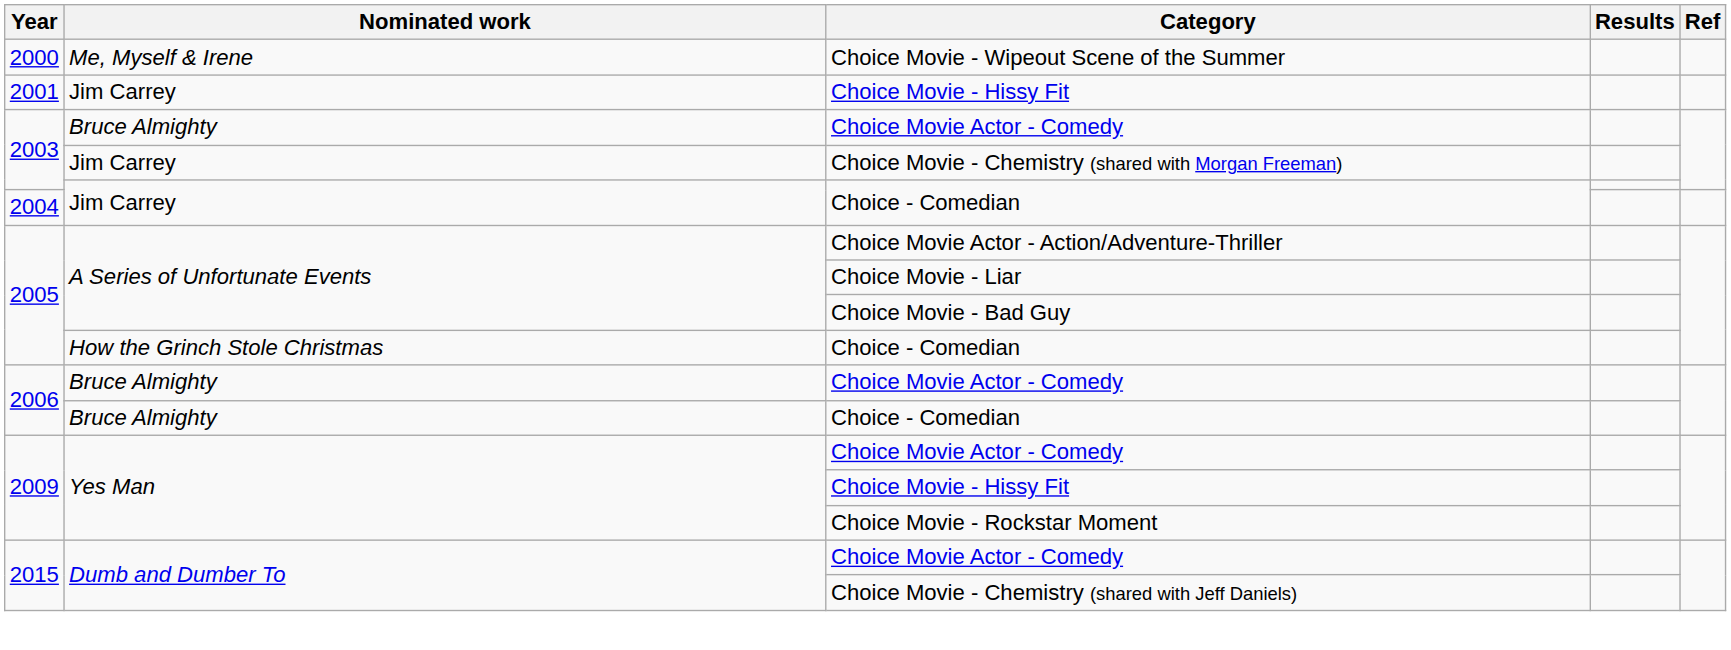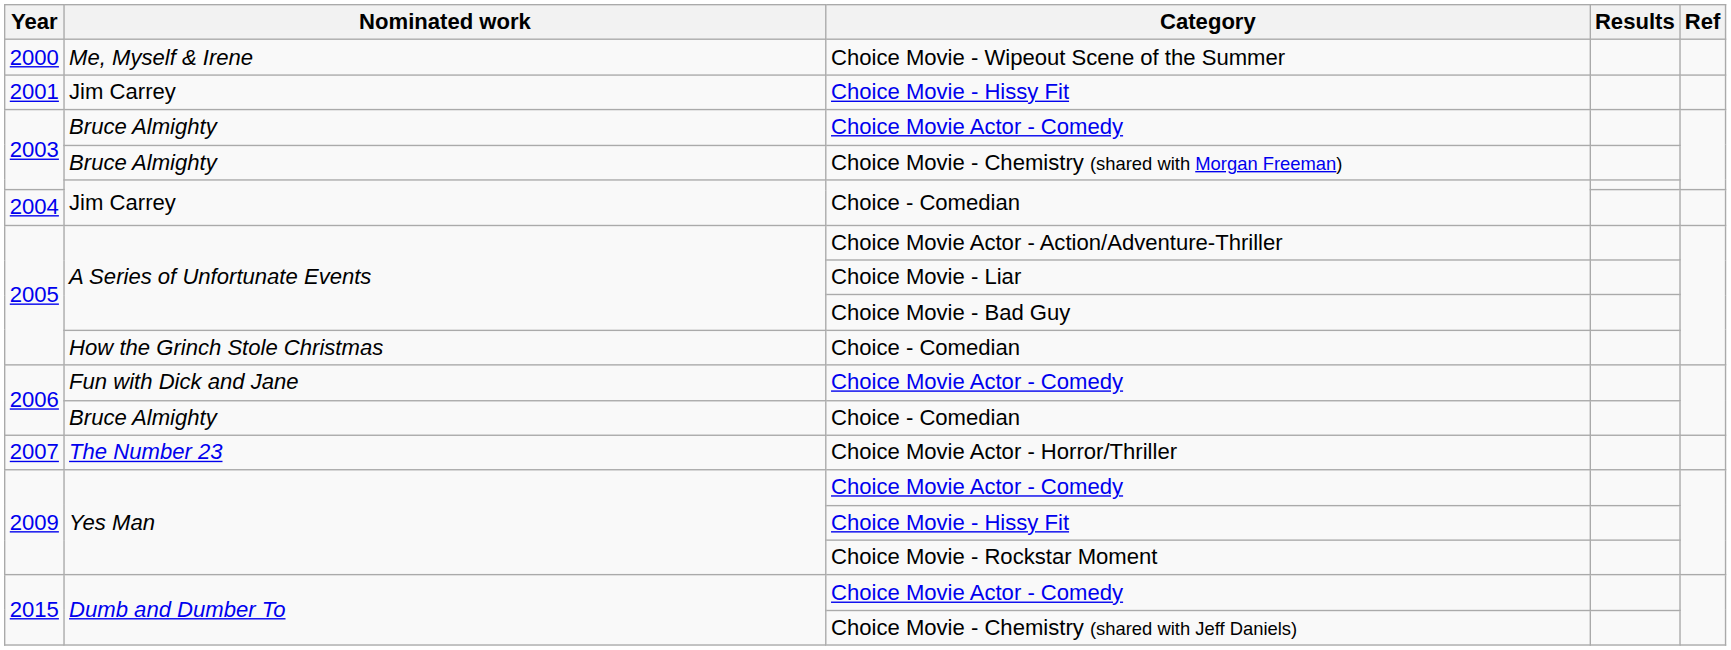(122, 162) Jim Carrey -> (143, 162) Bruce Almighty
(143, 382) Bruce Almighty -> (184, 382) Fun with Dick and Jane
+ row: (34, 452)
